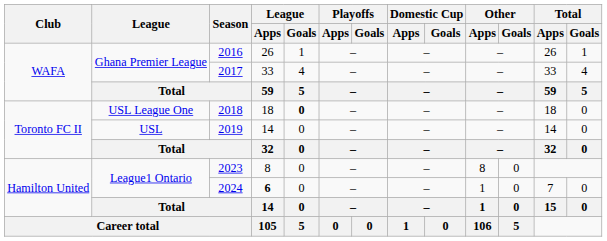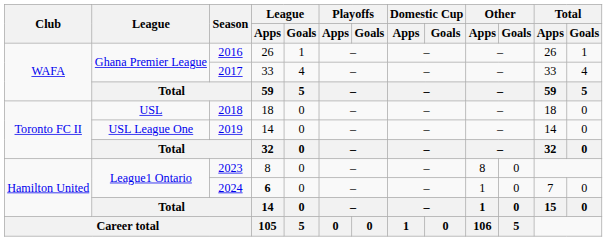(151, 110) USL League One -> (151, 110) USL
(301, 110) bold -> (301, 110) normal
(151, 129) USL -> (151, 129) USL League One
